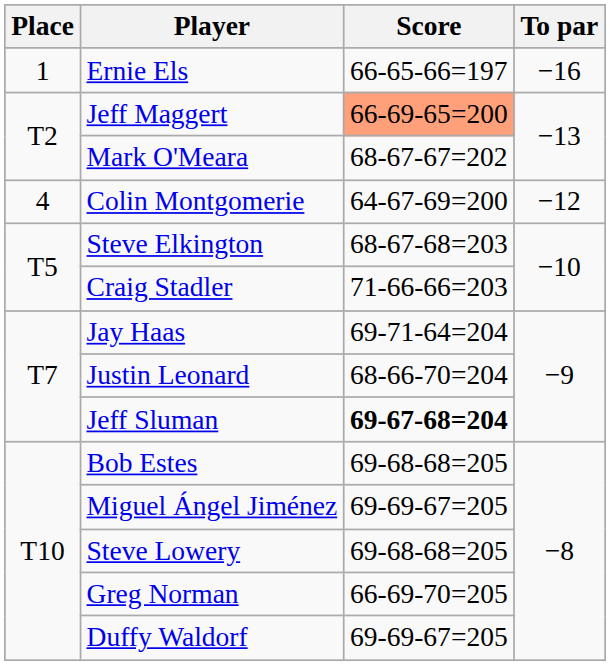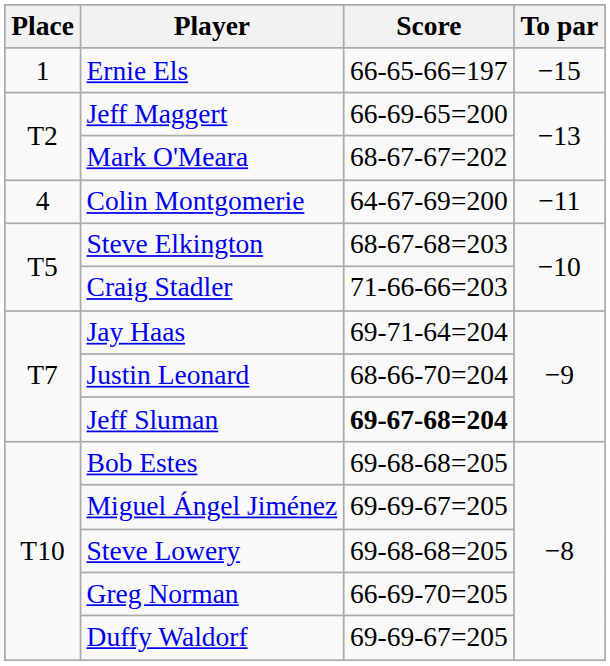(559, 69) −16 -> (559, 69) −15
(429, 113) lightsalmon background -> (429, 113) no background
(559, 200) −12 -> (559, 200) −11
